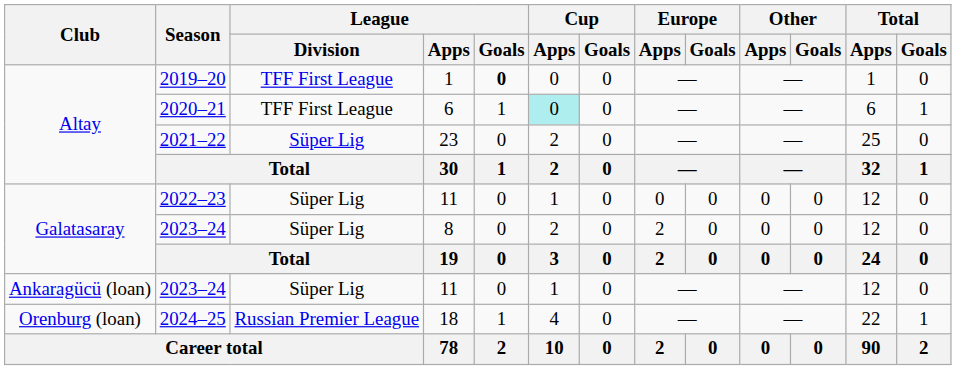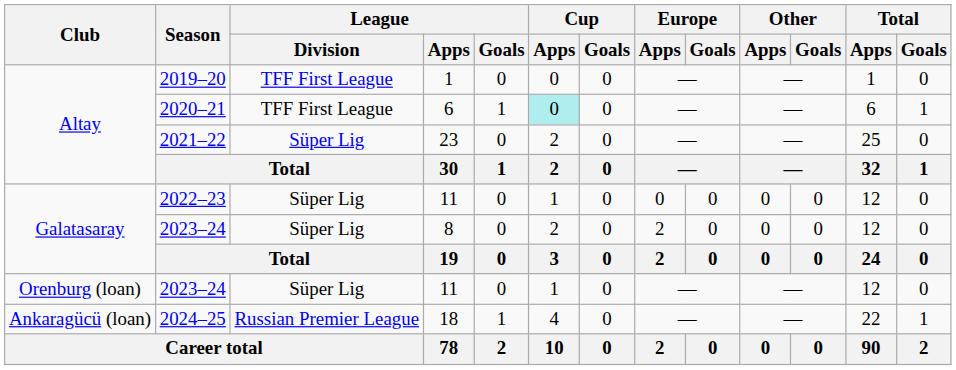(502, 79) bold -> (502, 79) normal
(80, 288) Ankaragücü (loan) -> (80, 288) Orenburg (loan)
(80, 318) Orenburg (loan) -> (80, 318) Ankaragücü (loan)
